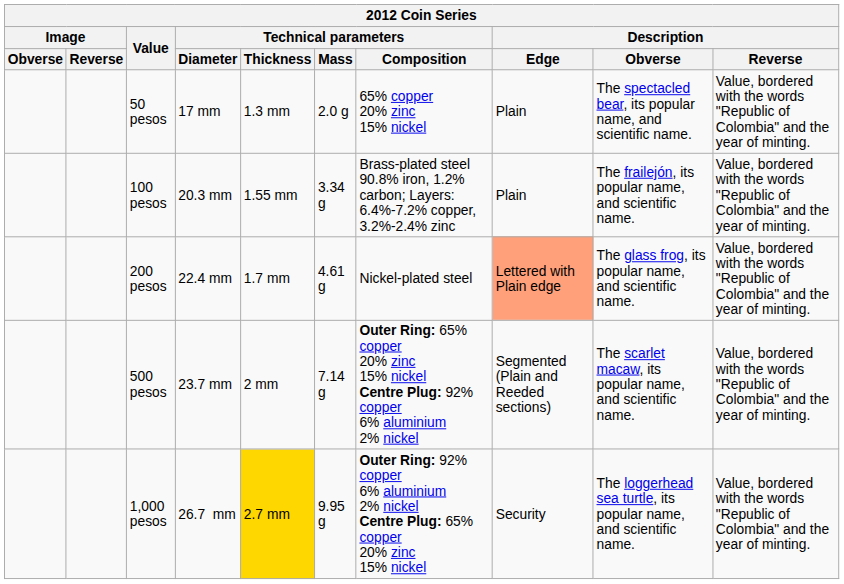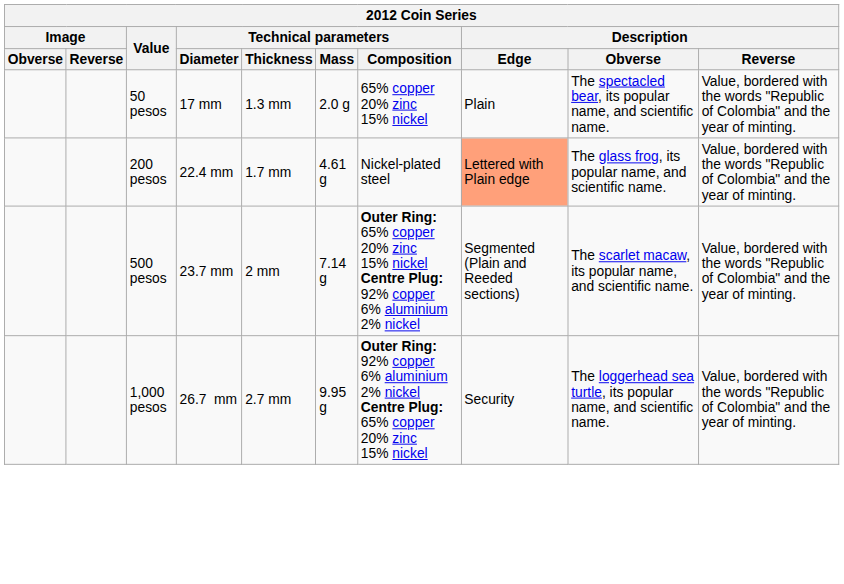- row: (148, 195)
(267, 514) gold background -> (268, 400) no background
